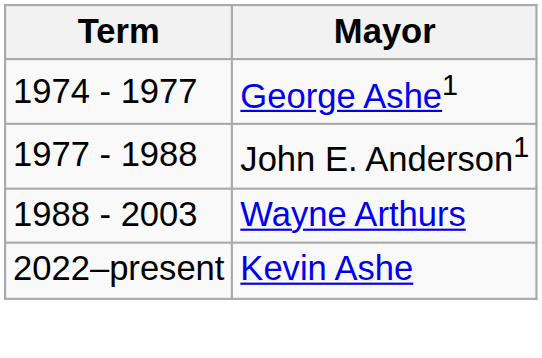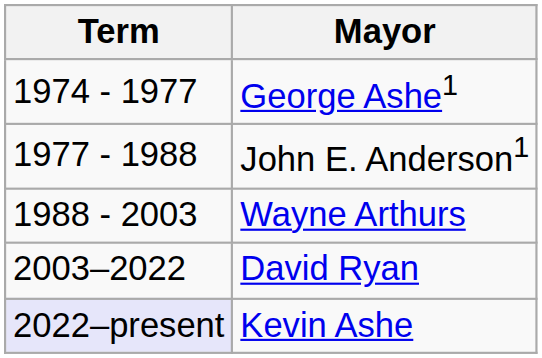+ row: (330, 269)
(119, 269) no background -> (119, 324) lavender background
